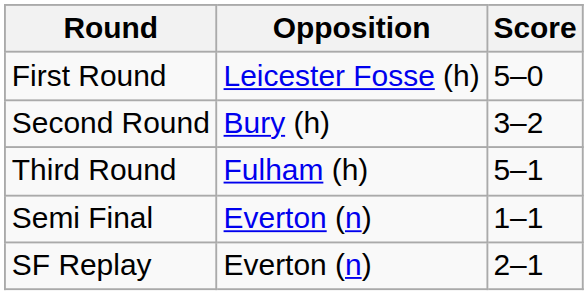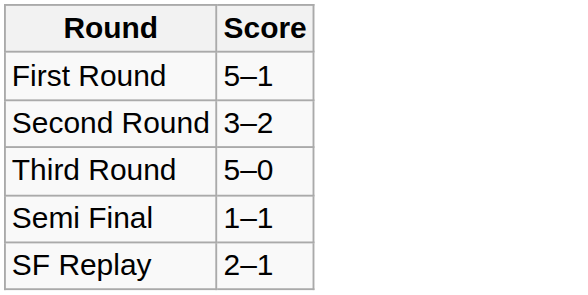- column: (352, 28)
(518, 75) 5–0 -> (249, 75) 5–1
(518, 170) 5–1 -> (249, 170) 5–0
